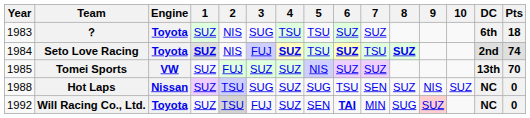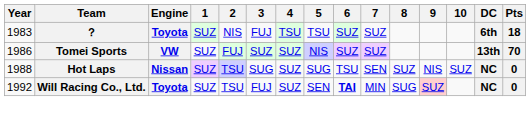(261, 33) SUG -> (261, 33) FUJ
- row: (91, 51)
(20, 69) 1985 -> (20, 51) 1986
(233, 105) lightgrey background -> (233, 87) no background
